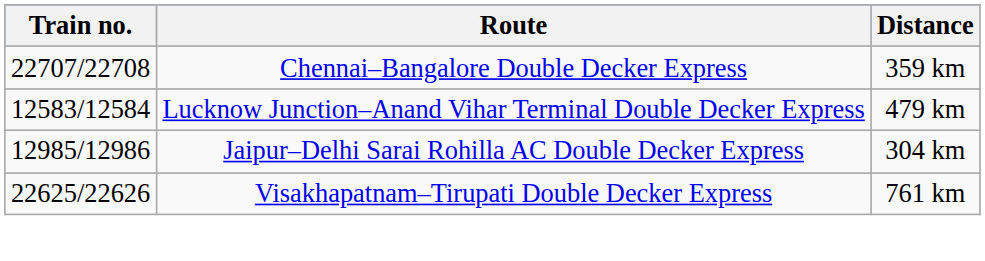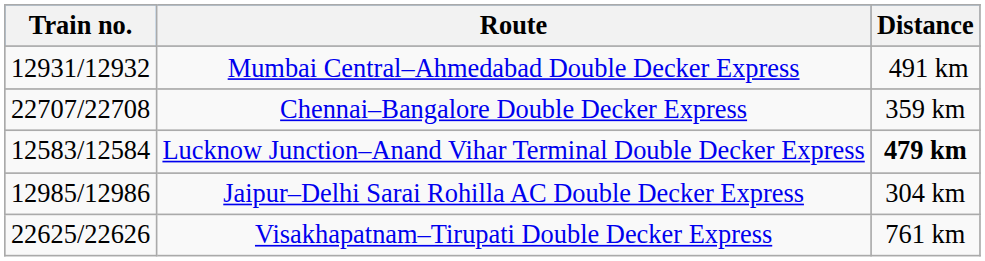+ row: (514, 67)
(925, 109) normal -> (925, 151) bold
